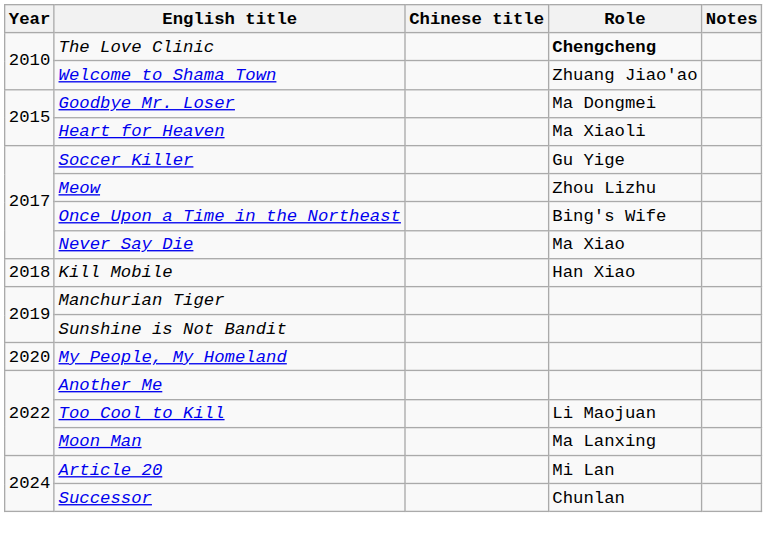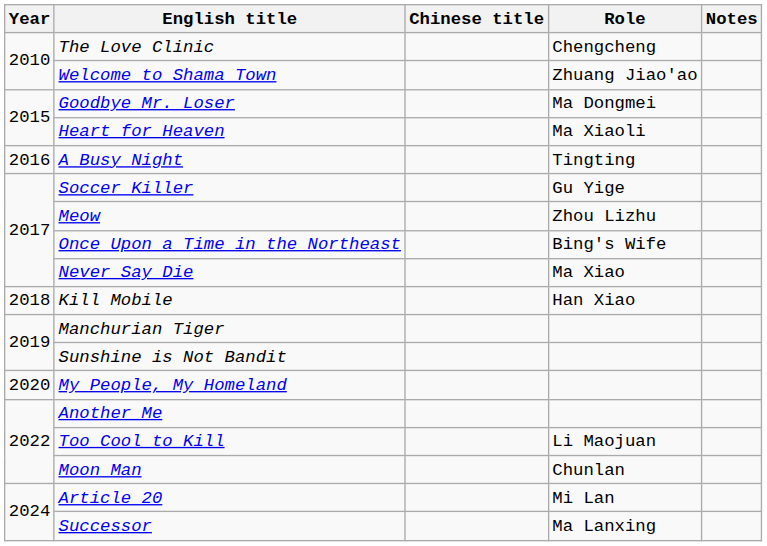(604, 47) bold -> (604, 47) normal
+ row: (121, 160)
(604, 441) Ma Lanxing -> (589, 470) Chunlan
(589, 498) Chunlan -> (604, 526) Ma Lanxing
